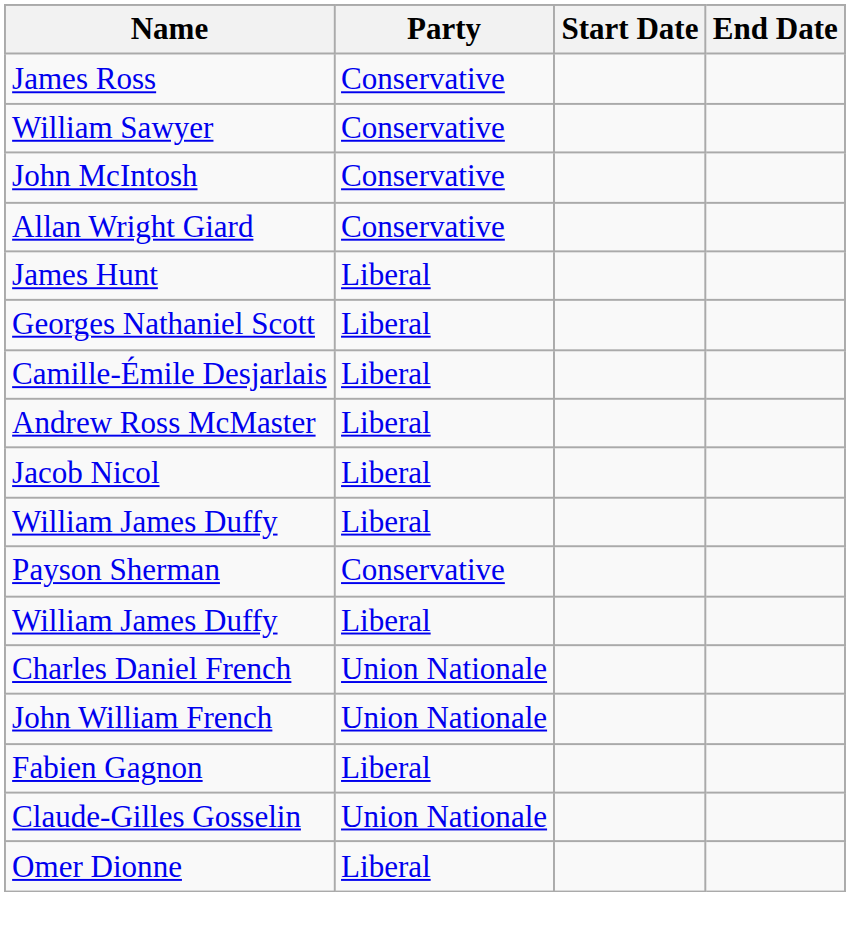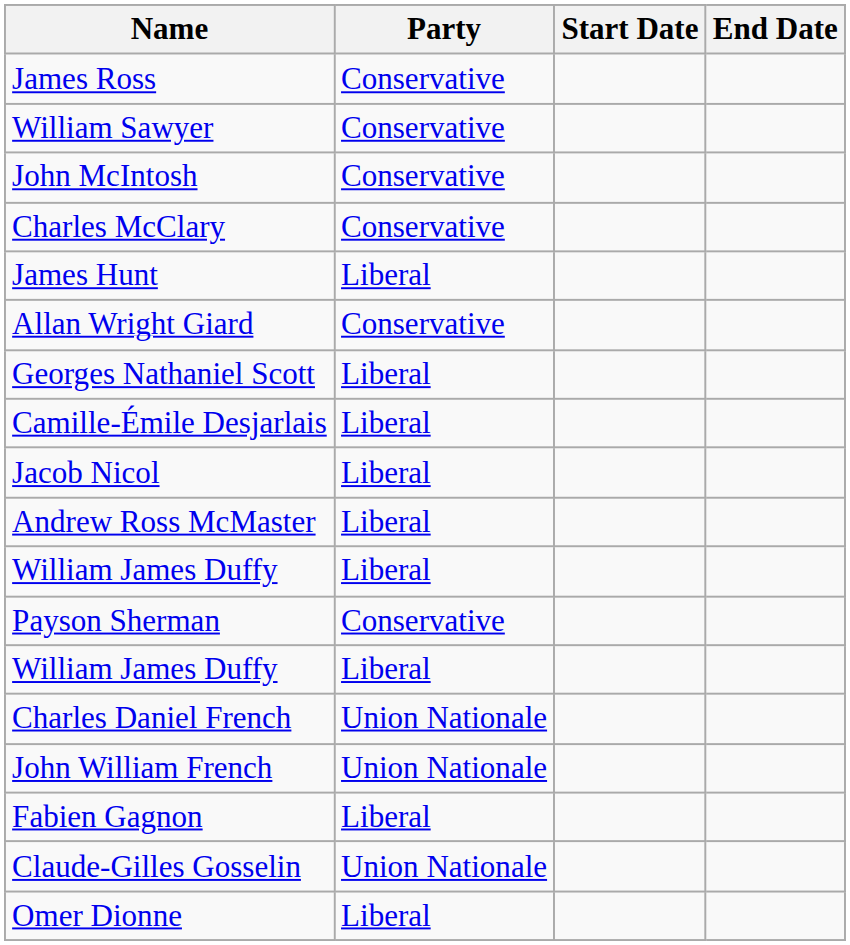+ row: (119, 226)
rows swapped: (85, 275) <-> (133, 226)
rows swapped: (86, 472) <-> (164, 422)
